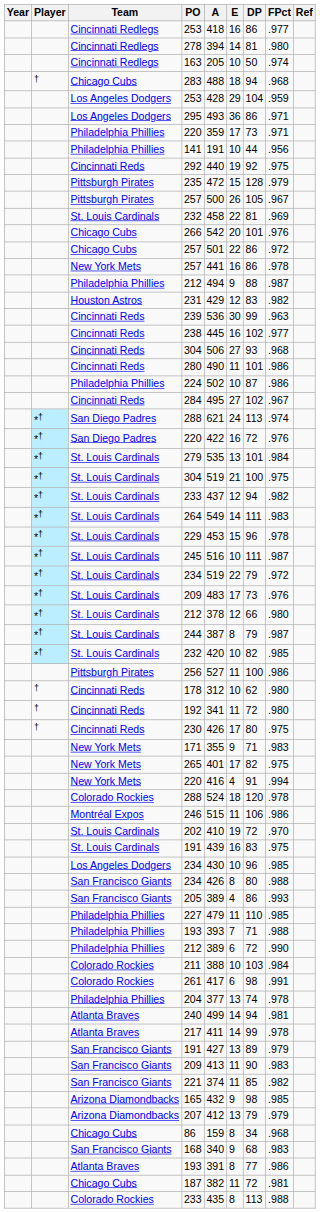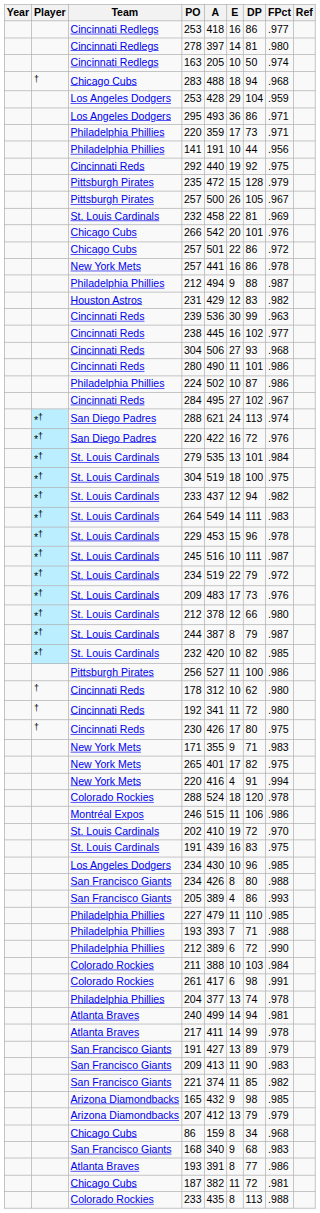(215, 46) 394 -> (215, 46) 397
(235, 477) 21 -> (235, 477) 18
